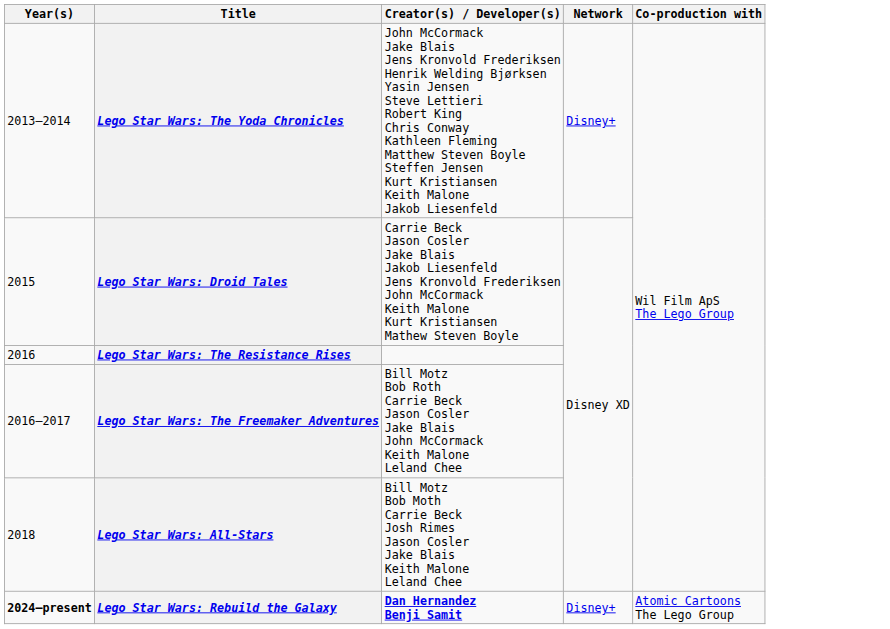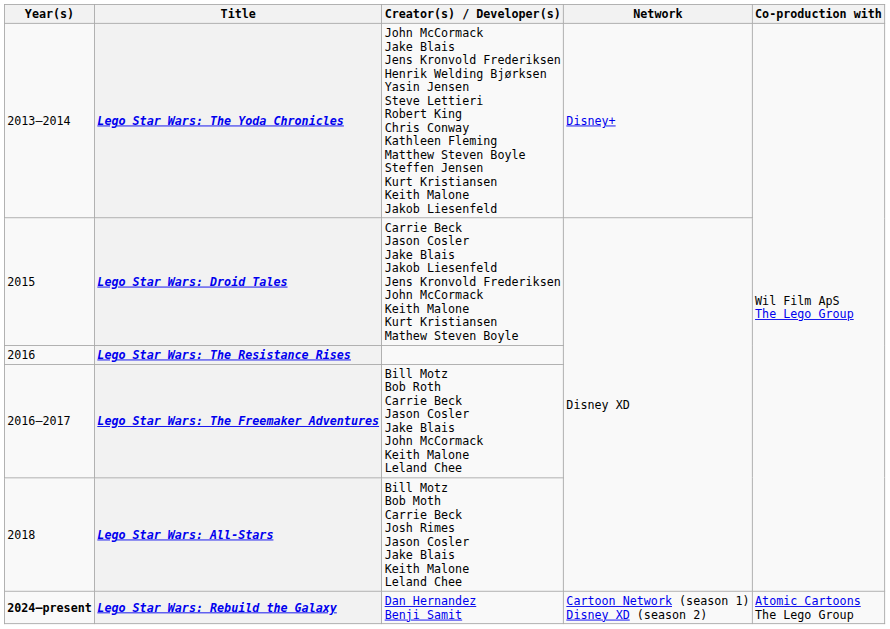(430, 608) bold -> (430, 608) normal
(591, 608) Disney+ -> (658, 608) Cartoon Network (season 1) Disney XD (season 2)
